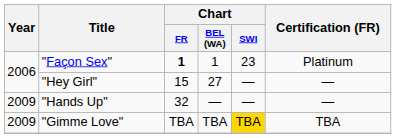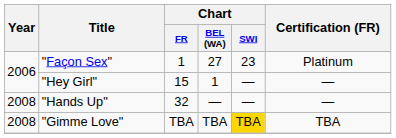(181, 61) bold -> (181, 61) normal
(215, 61) 1 -> (215, 61) 27
(215, 82) 27 -> (215, 82) 1
(22, 102) 2009 -> (22, 102) 2008
(22, 122) 2009 -> (22, 122) 2008
